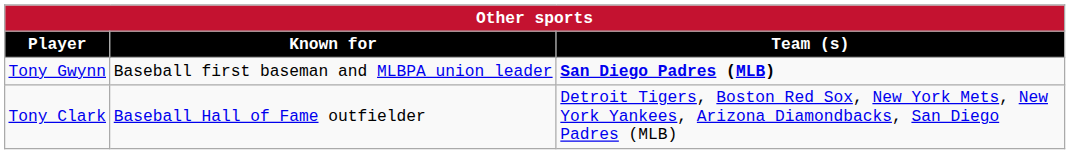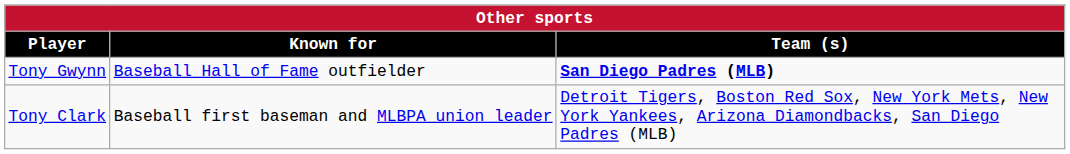(333, 71) Baseball first baseman and MLBPA union leader -> (270, 71) Baseball Hall of Fame outfielder
(270, 116) Baseball Hall of Fame outfielder -> (333, 116) Baseball first baseman and MLBPA union leader
